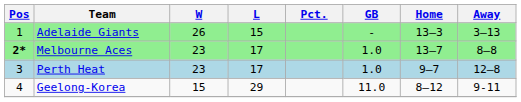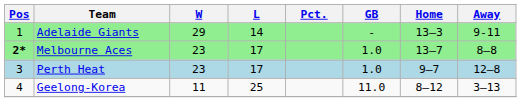(199, 32) 26 -> (199, 32) 29
(256, 32) 15 -> (256, 32) 14
(487, 32) 3–13 -> (487, 32) 9-11
(199, 87) 15 -> (199, 87) 11
(256, 87) 29 -> (256, 87) 25
(487, 87) 9-11 -> (487, 87) 3–13
